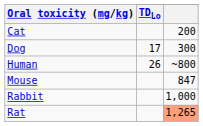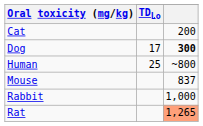(187, 48) normal -> (187, 48) bold
(155, 64) 26 -> (155, 64) 25
(187, 81) 847 -> (187, 81) 837
